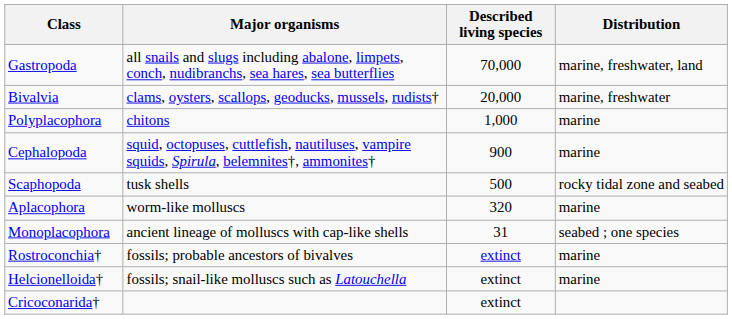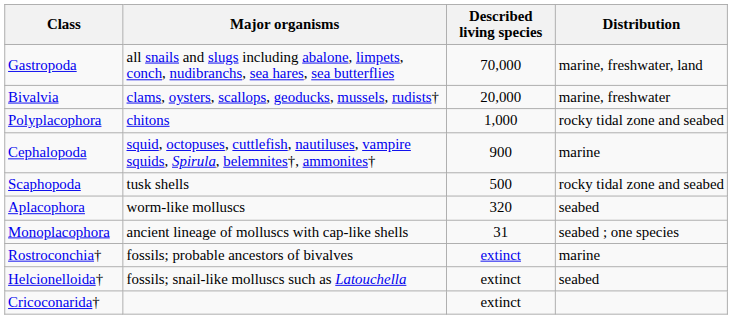(579, 120) marine -> (641, 120) rocky tidal zone and seabed
(579, 208) marine -> (579, 208) seabed
(579, 278) marine -> (579, 278) seabed
